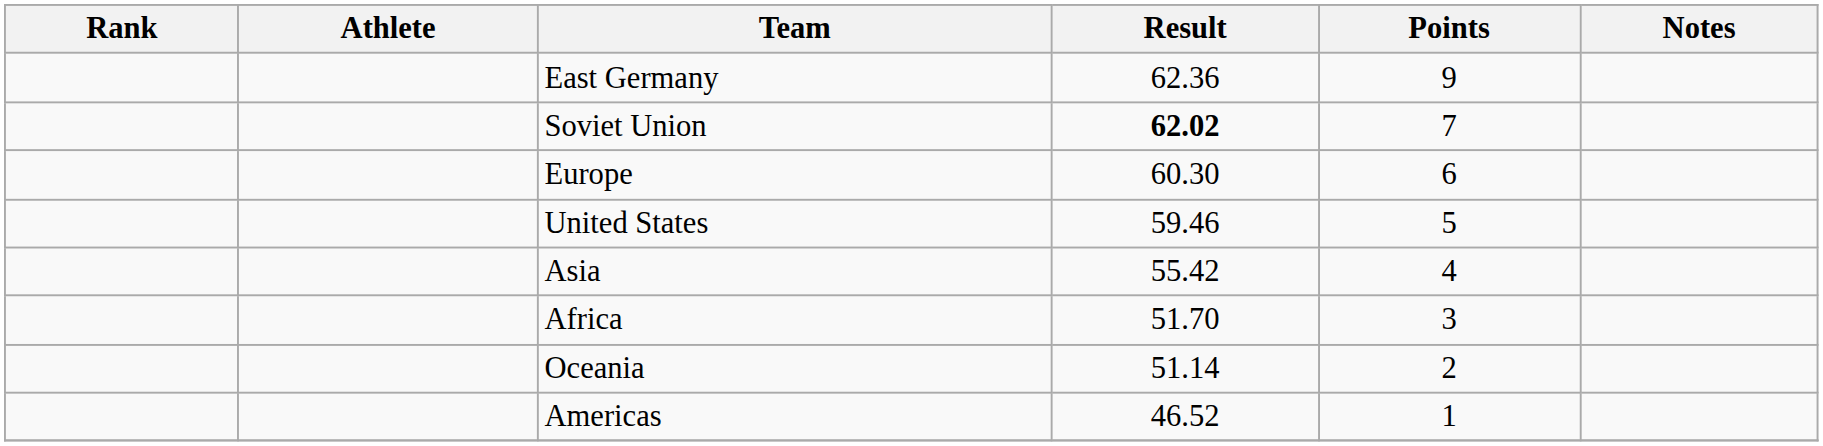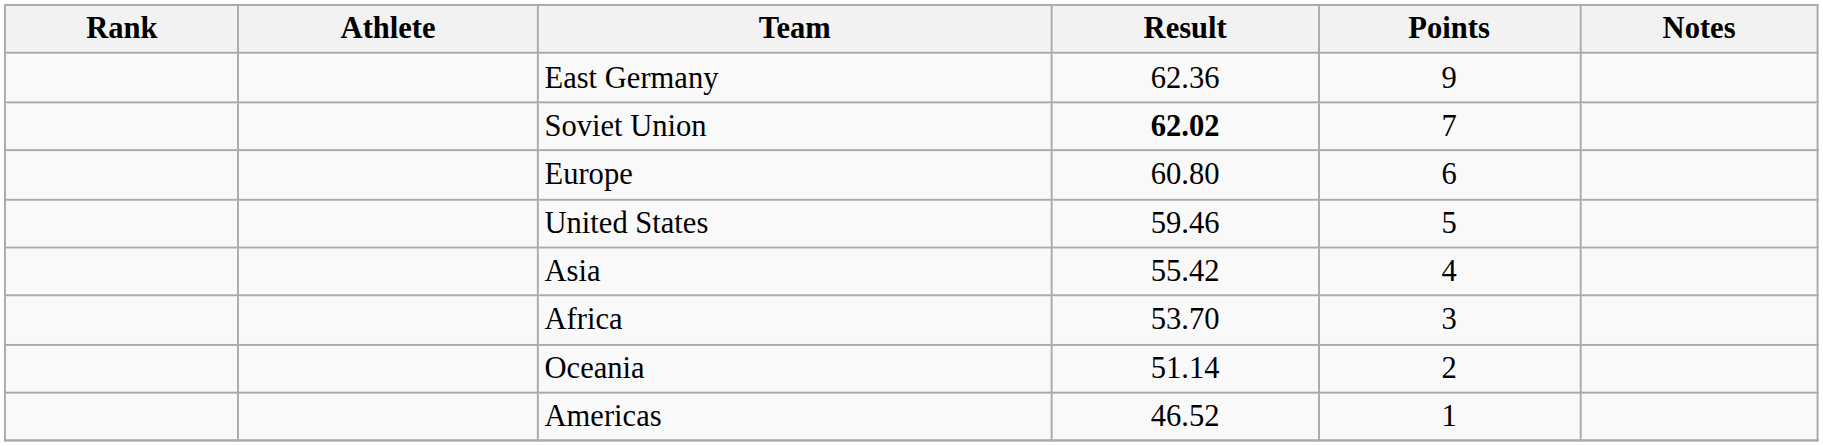(1185, 174) 60.30 -> (1185, 174) 60.80
(1185, 319) 51.70 -> (1185, 319) 53.70
